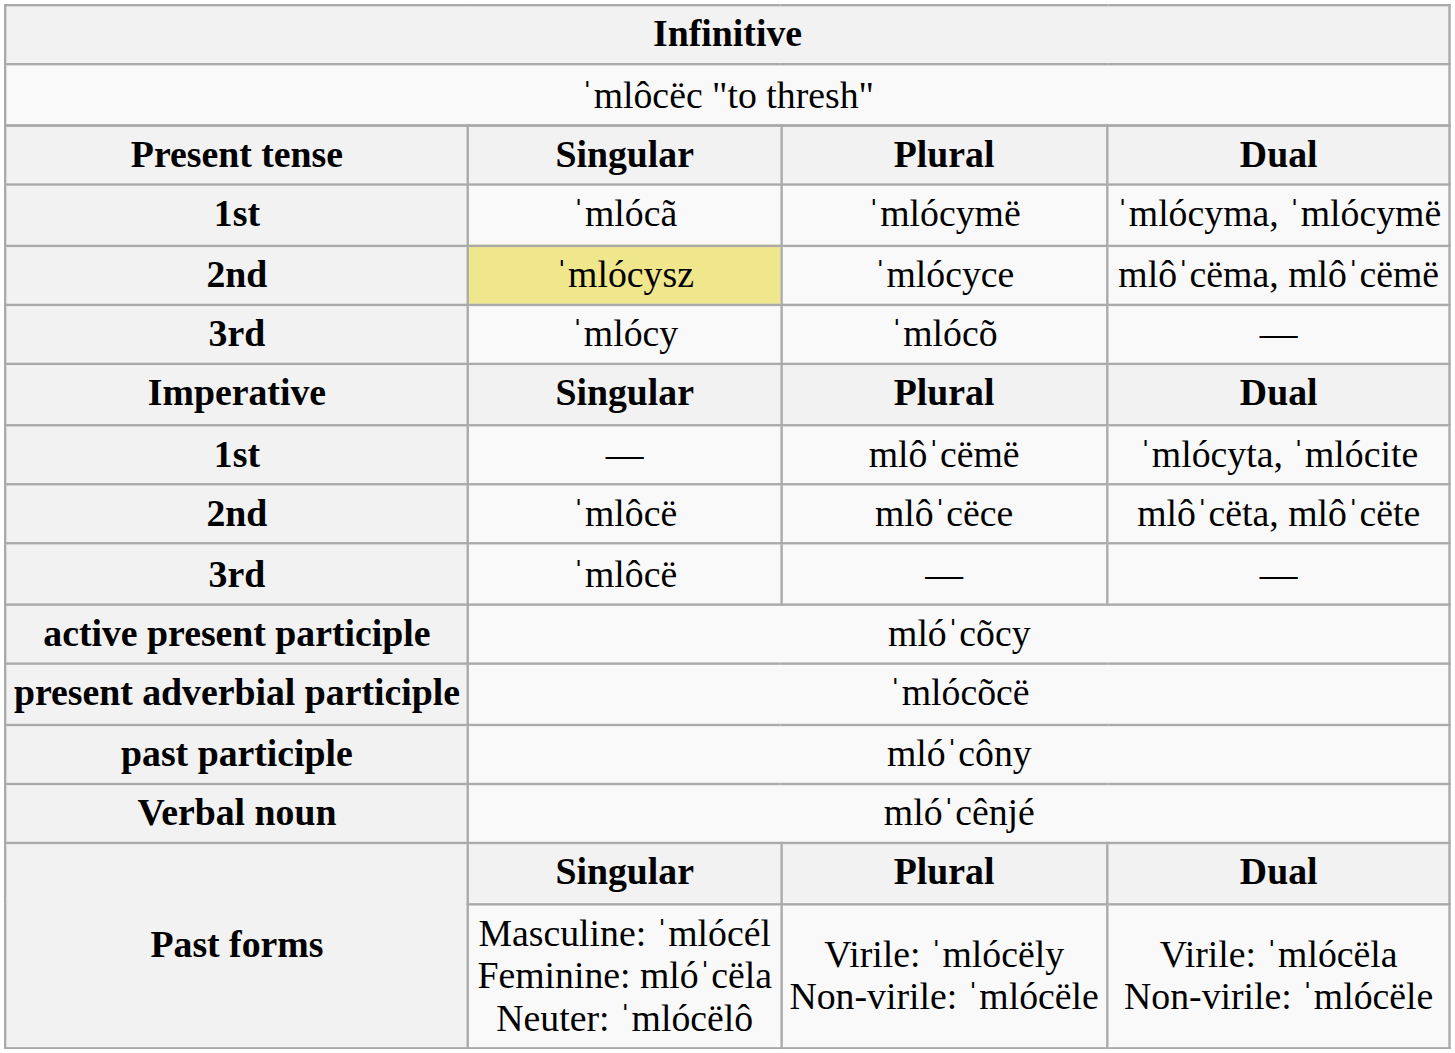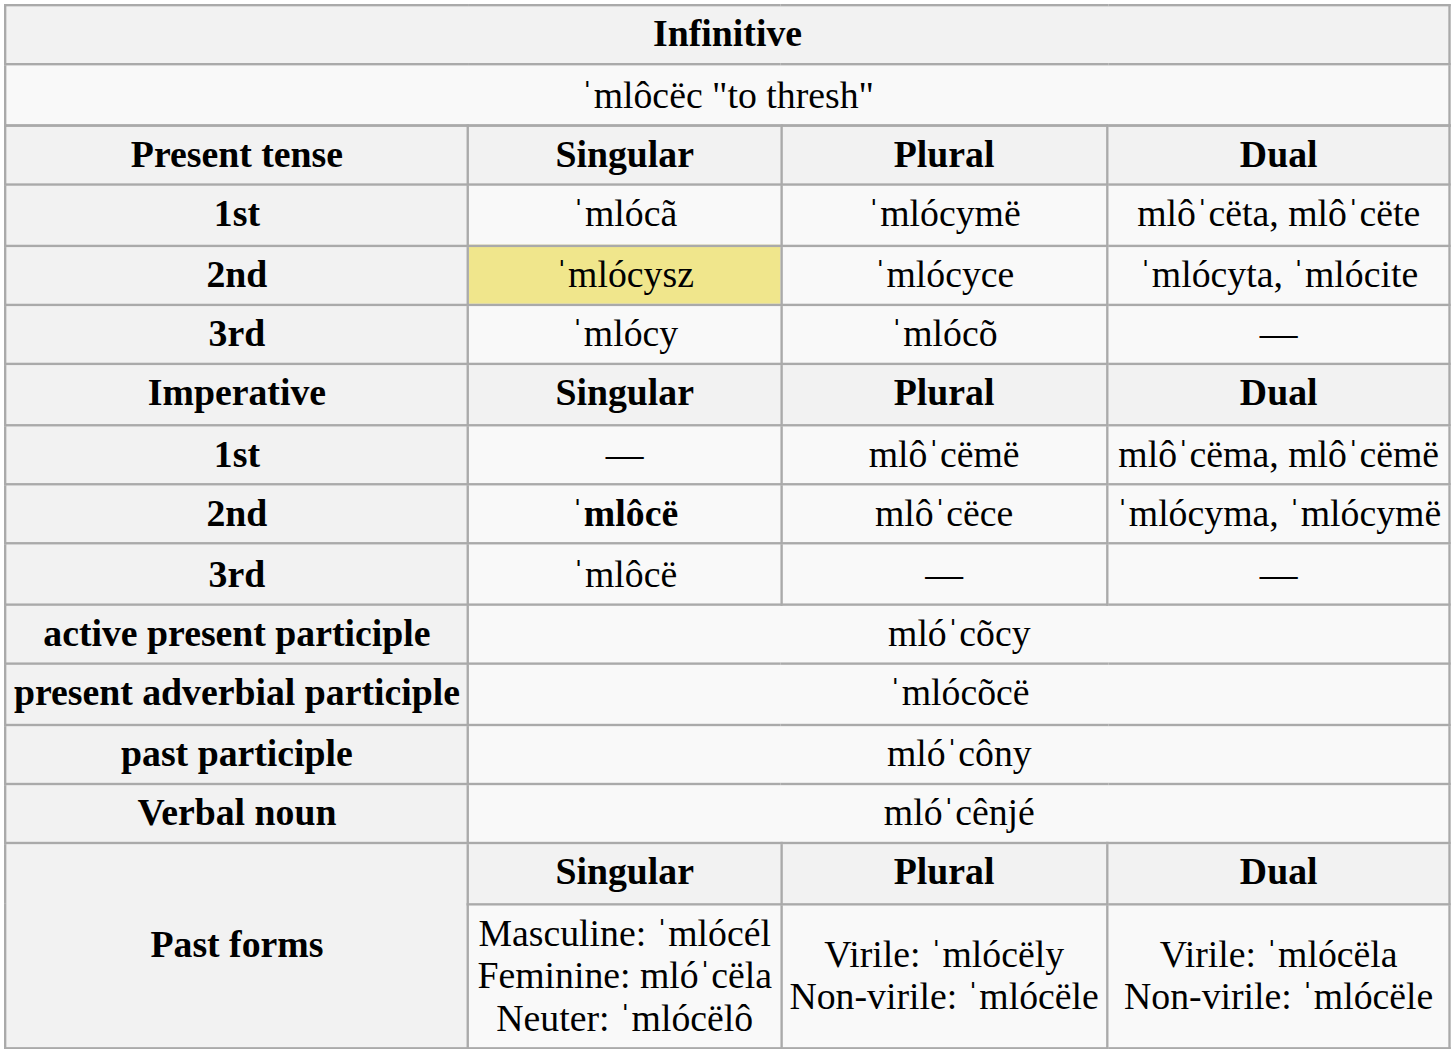(1279, 214) ˈmlócyma, ˈmlócymë -> (1279, 214) mlôˈcëta, mlôˈcëte
(1279, 273) mlôˈcëma, mlôˈcëmë -> (1279, 273) ˈmlócyta, ˈmlócite
(1279, 453) ˈmlócyta, ˈmlócite -> (1279, 453) mlôˈcëma, mlôˈcëmë
(625, 513) normal -> (625, 513) bold
(1279, 513) mlôˈcëta, mlôˈcëte -> (1279, 513) ˈmlócyma, ˈmlócymë
